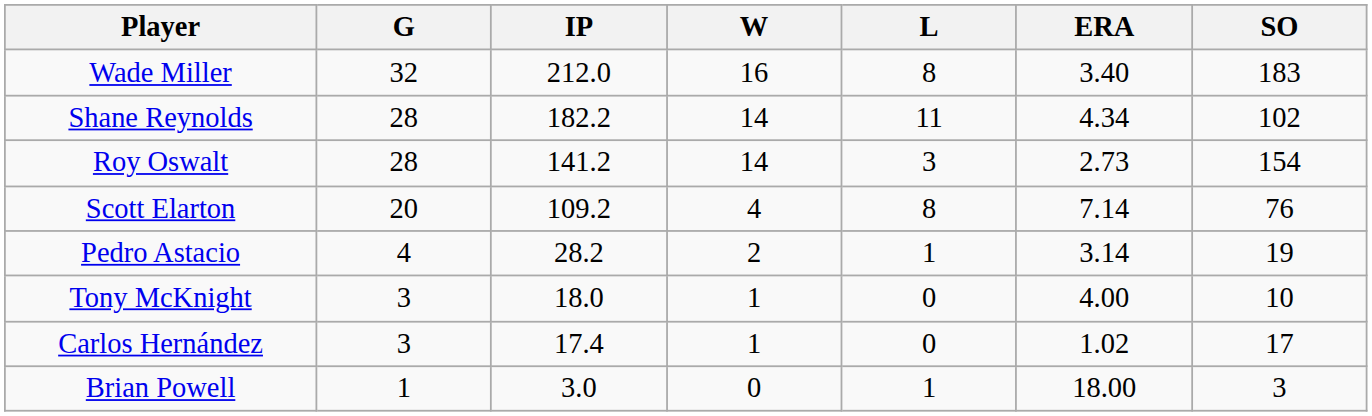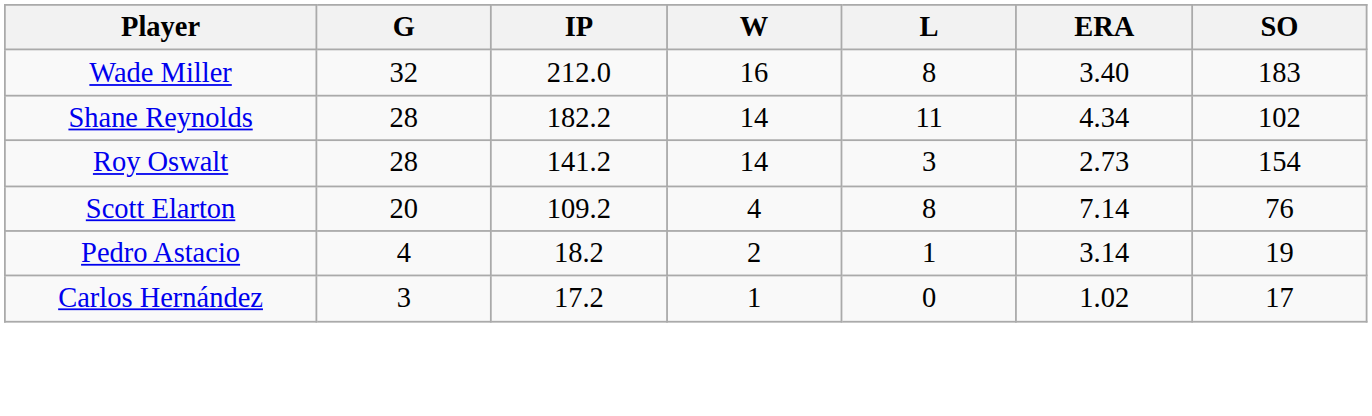(579, 252) 28.2 -> (579, 252) 18.2
- row: (161, 298)
(579, 343) 17.4 -> (579, 298) 17.2
- row: (161, 388)
